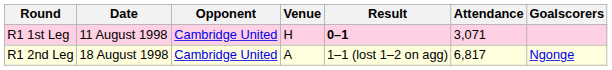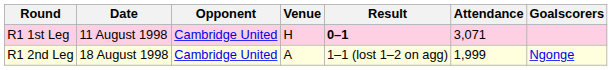(470, 55) 6,817 -> (470, 55) 1,999
